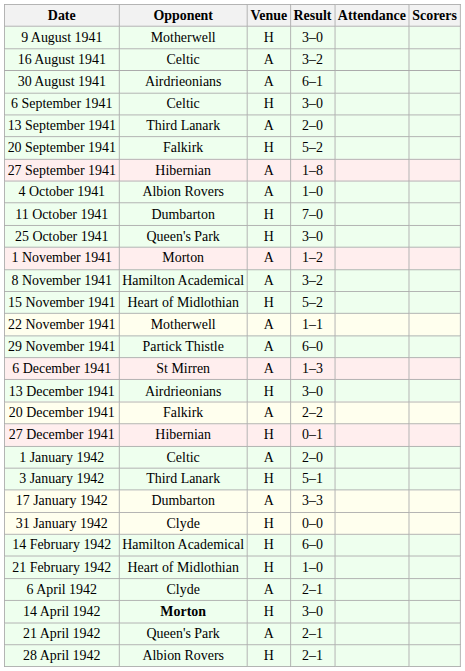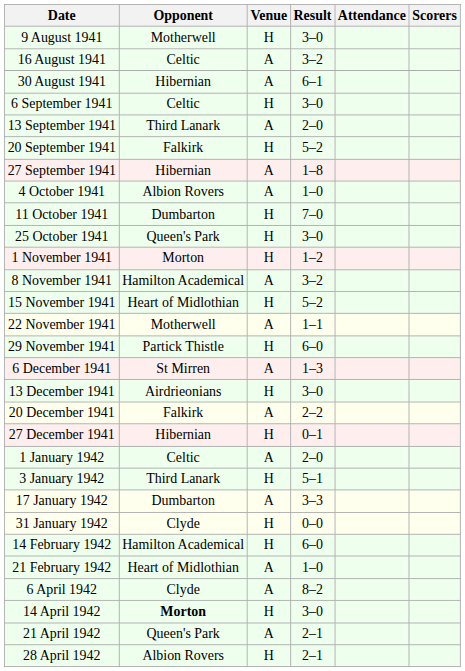(183, 81) Airdrieonians -> (183, 81) Hibernian
(269, 258) A -> (269, 258) H
(269, 346) A -> (269, 346) H
(269, 567) H -> (269, 567) A
(312, 589) 2–1 -> (312, 589) 8–2
